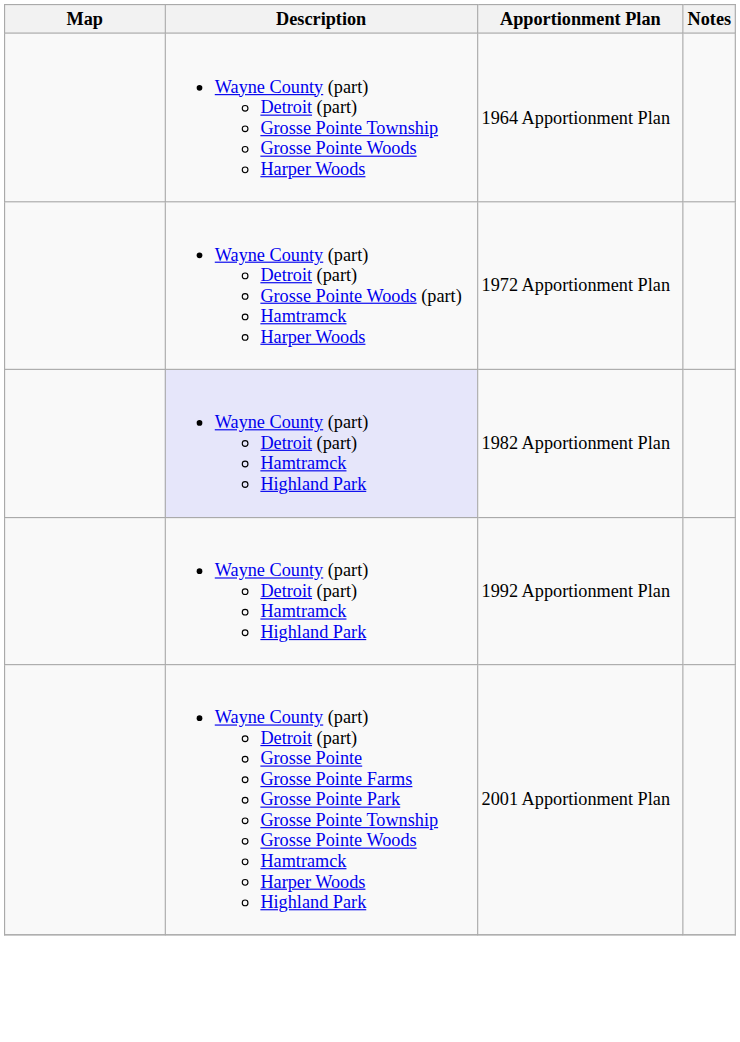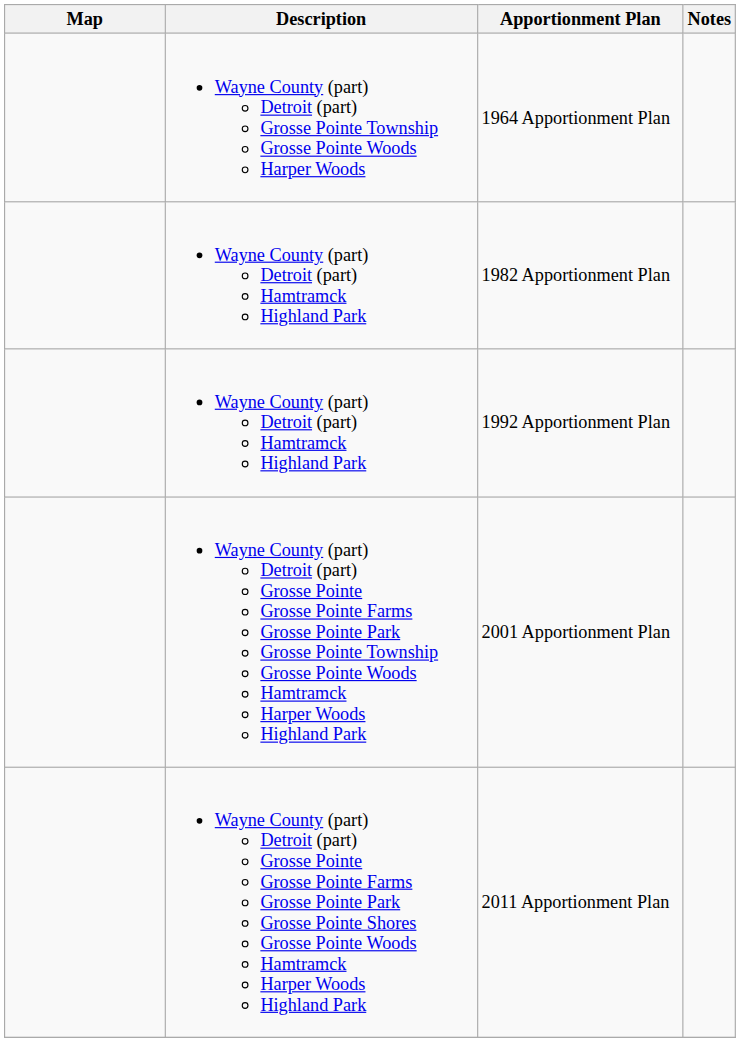- row: (576, 285)
(321, 454) lavender background -> (321, 286) no background
+ row: (575, 902)
